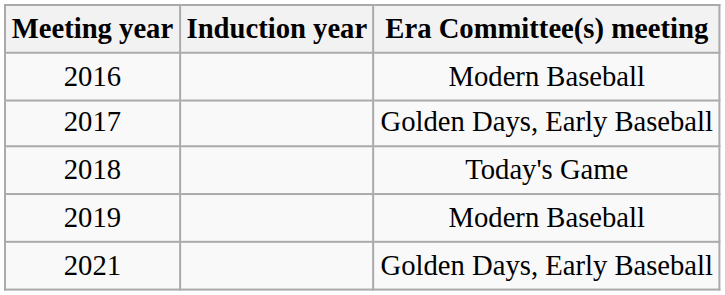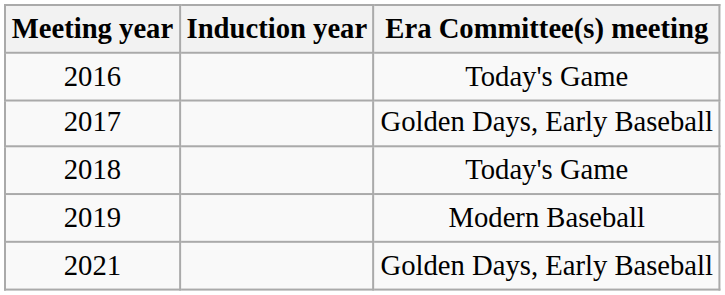(547, 75) Modern Baseball -> (547, 75) Today's Game
